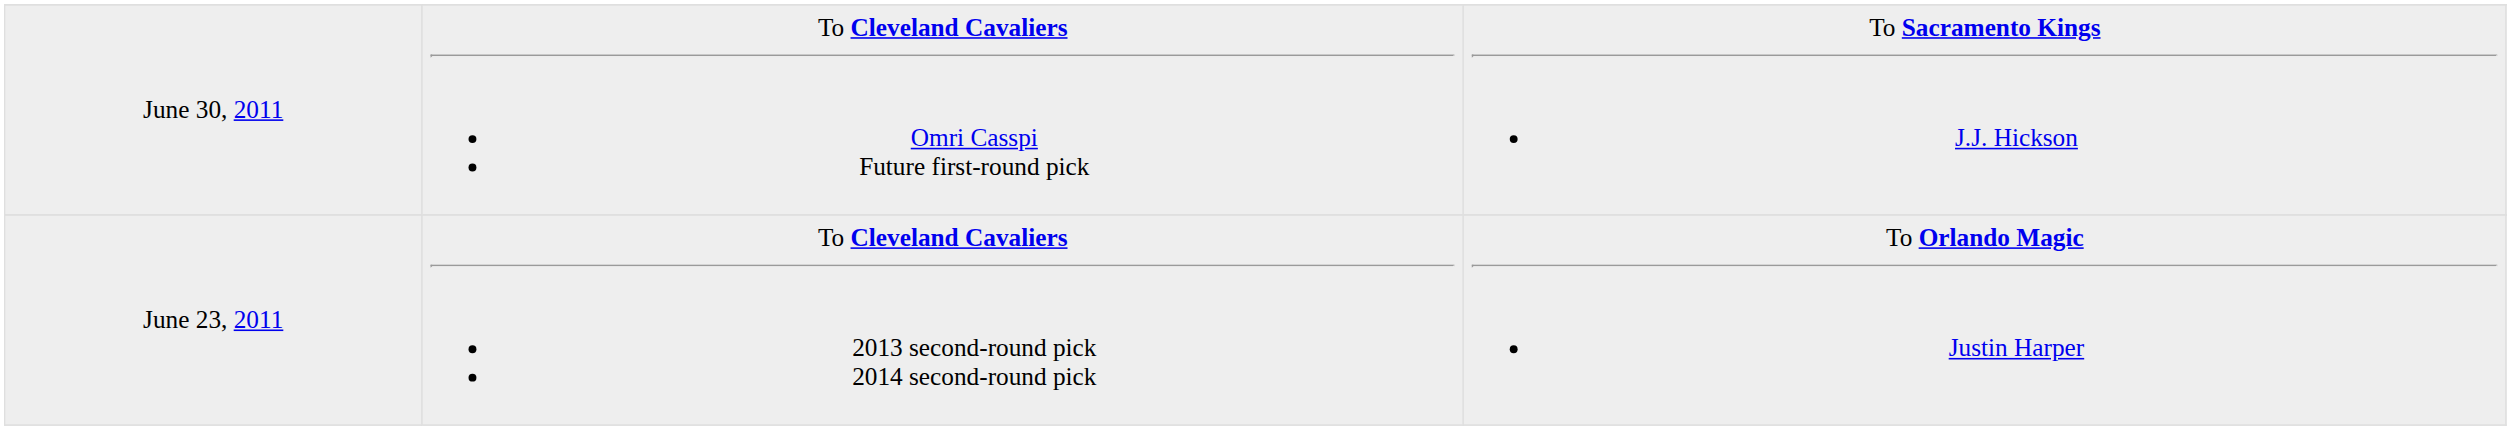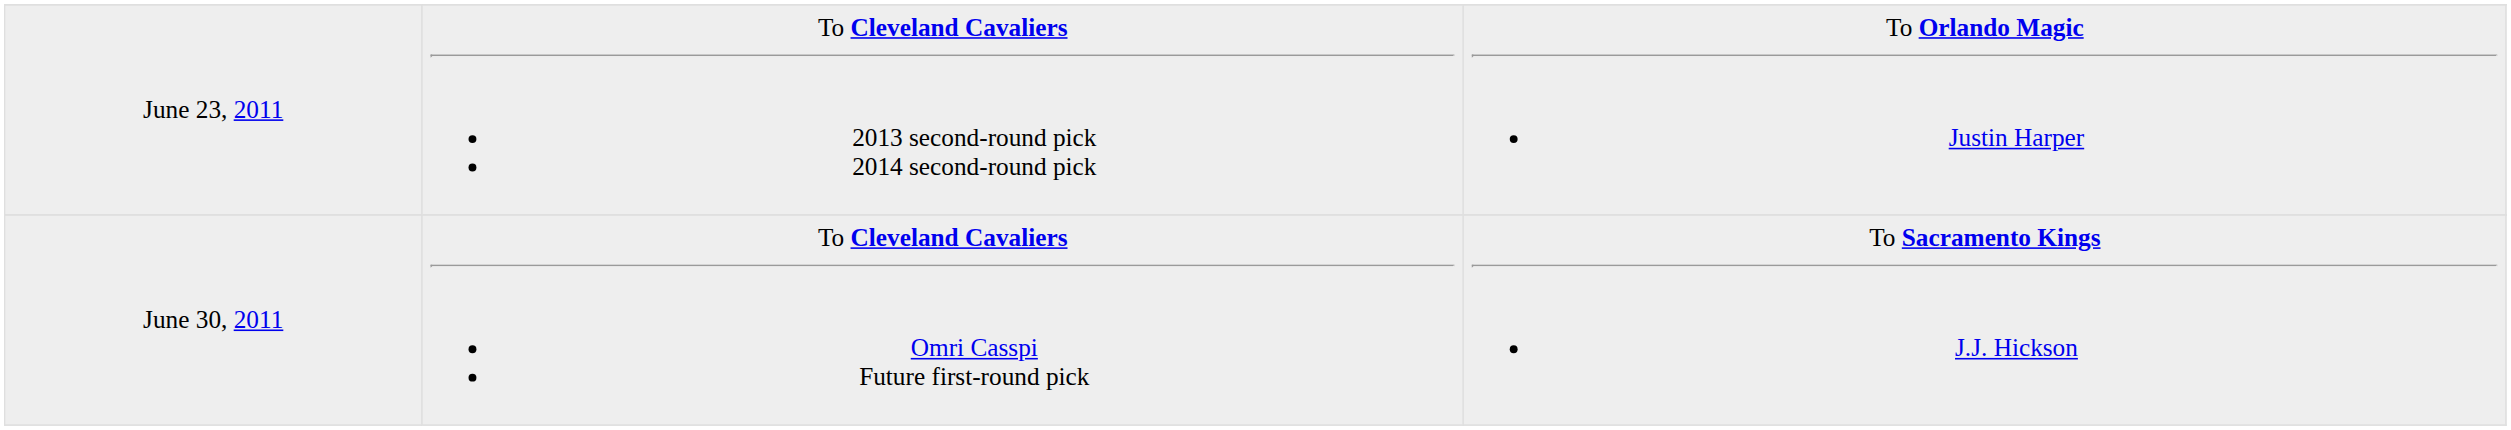rows swapped: (213, 319) <-> (213, 109)
